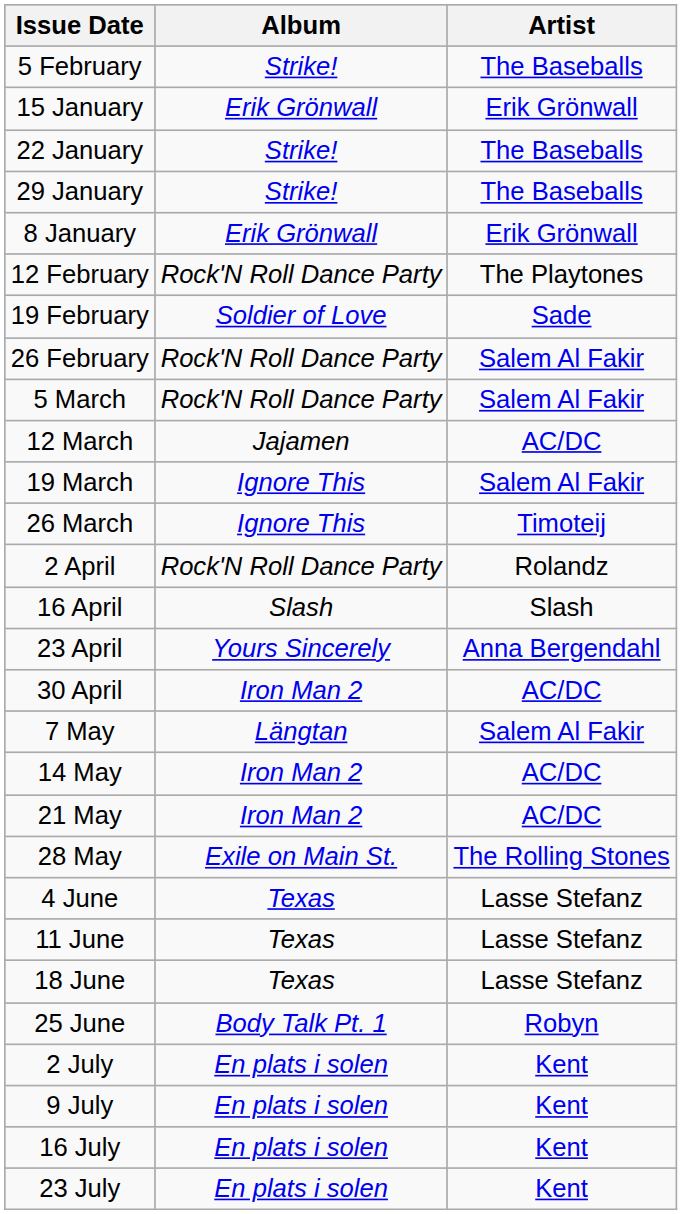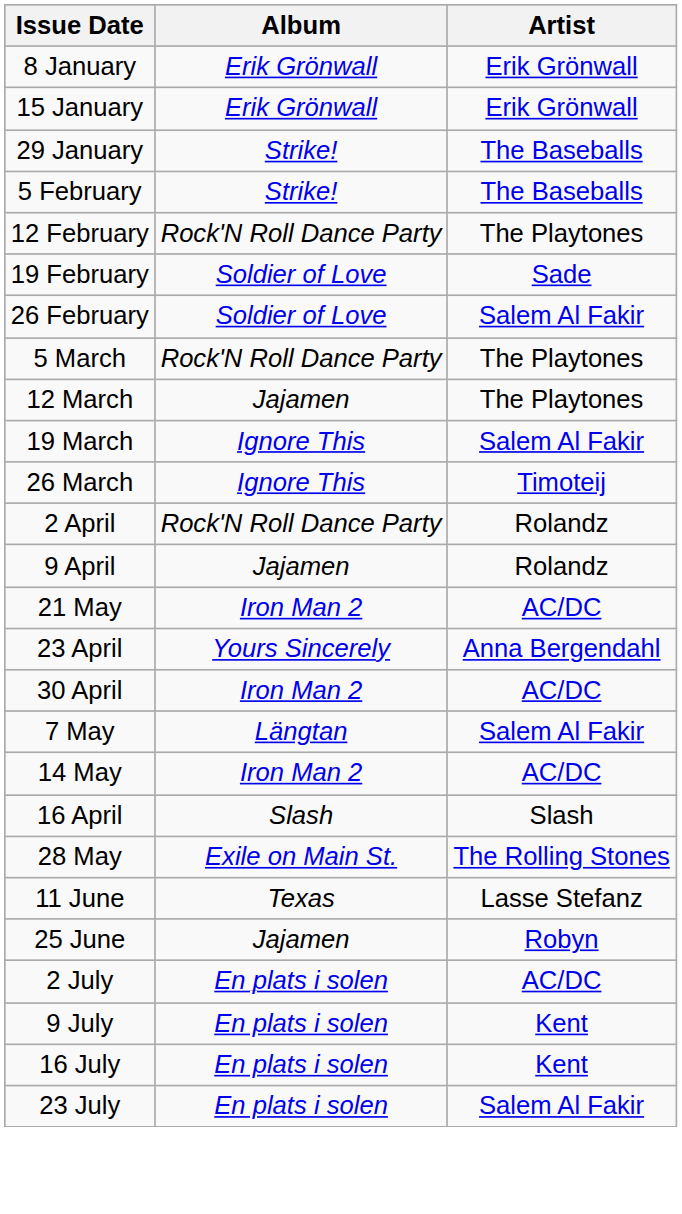rows swapped: (80, 232) <-> (80, 66)
- row: (80, 149)
(301, 357) Rock'N Roll Dance Party -> (301, 315) Soldier of Love
(562, 398) Salem Al Fakir -> (562, 357) The Playtones
(562, 440) AC/DC -> (562, 398) The Playtones
+ row: (80, 565)
rows swapped: (80, 606) <-> (80, 814)
- row: (80, 897)
- row: (80, 980)
(301, 1022) Body Talk Pt. 1 -> (301, 939) Jajamen
(562, 1063) Kent -> (562, 980) AC/DC
(562, 1188) Kent -> (562, 1105) Salem Al Fakir
